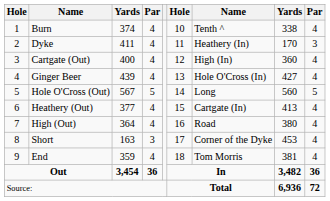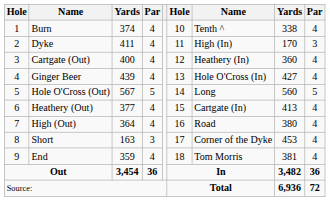(222, 44) Heathery (In) -> (213, 44) High (In)
(213, 60) High (In) -> (222, 60) Heathery (In)
